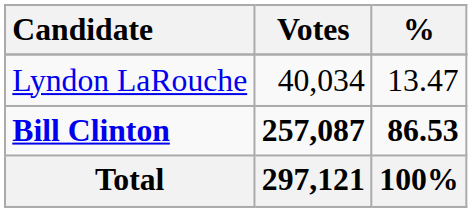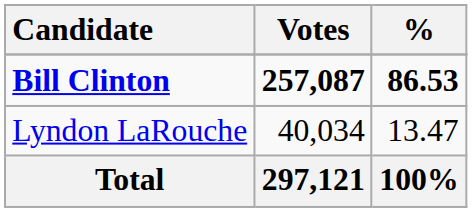rows swapped: (91, 130) <-> (130, 79)
